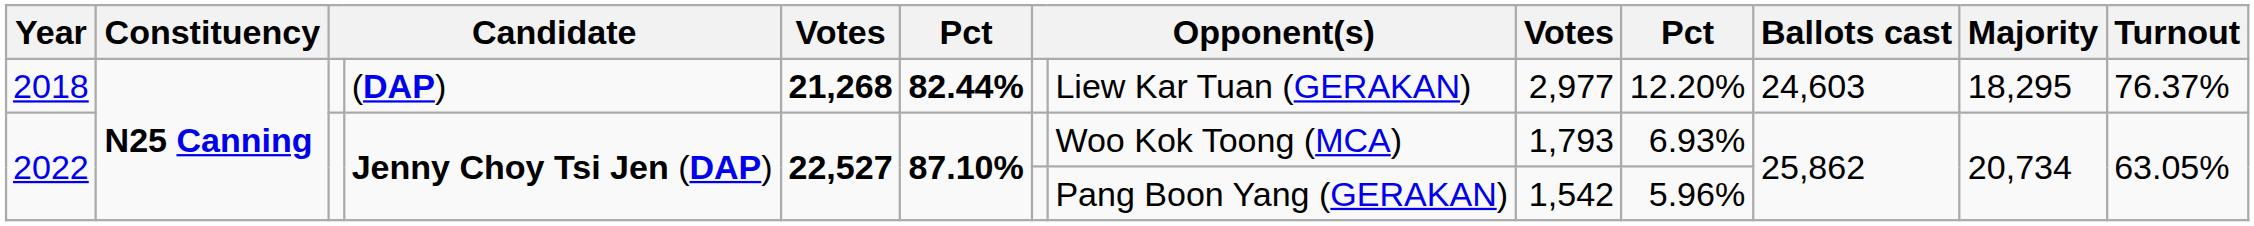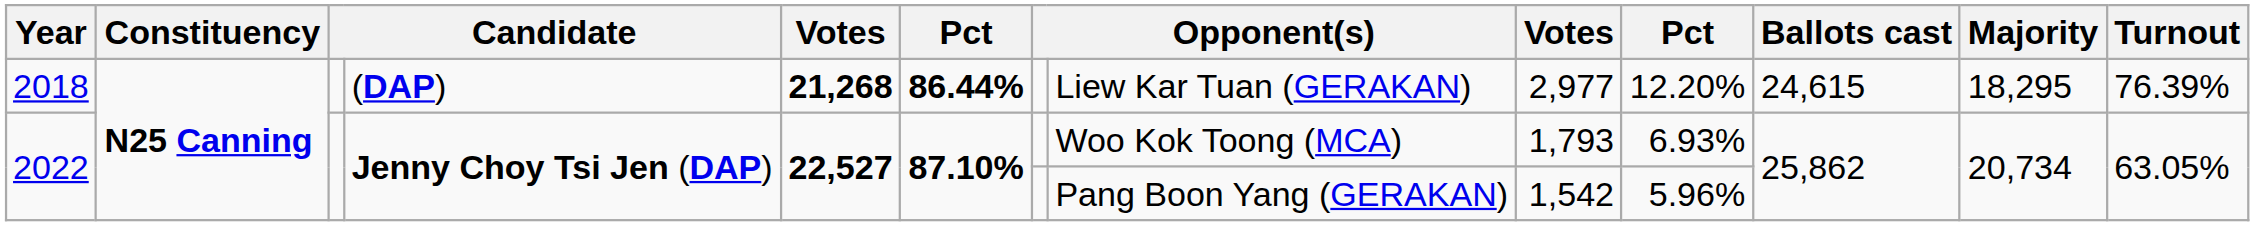(966, 86) 82.44% -> (966, 86) 86.44%
(1813, 86) 24,603 -> (1813, 86) 24,615
(2172, 86) 76.37% -> (2172, 86) 76.39%
